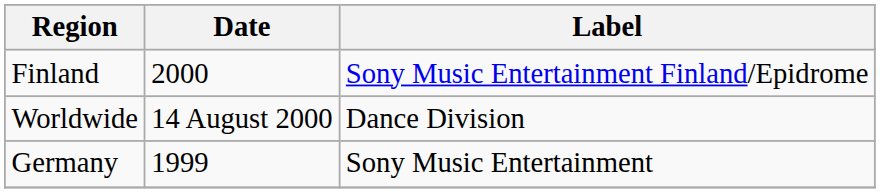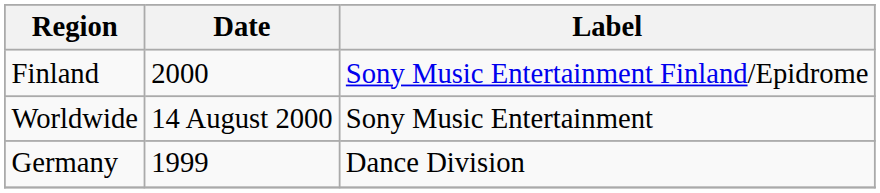(435, 118) Dance Division -> (499, 118) Sony Music Entertainment
(499, 163) Sony Music Entertainment -> (435, 163) Dance Division
